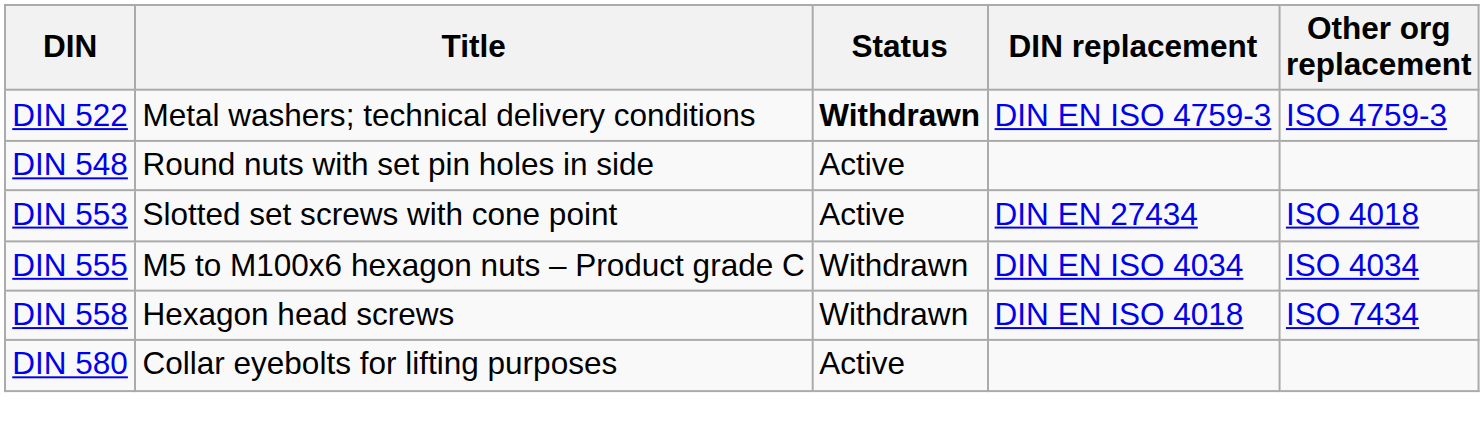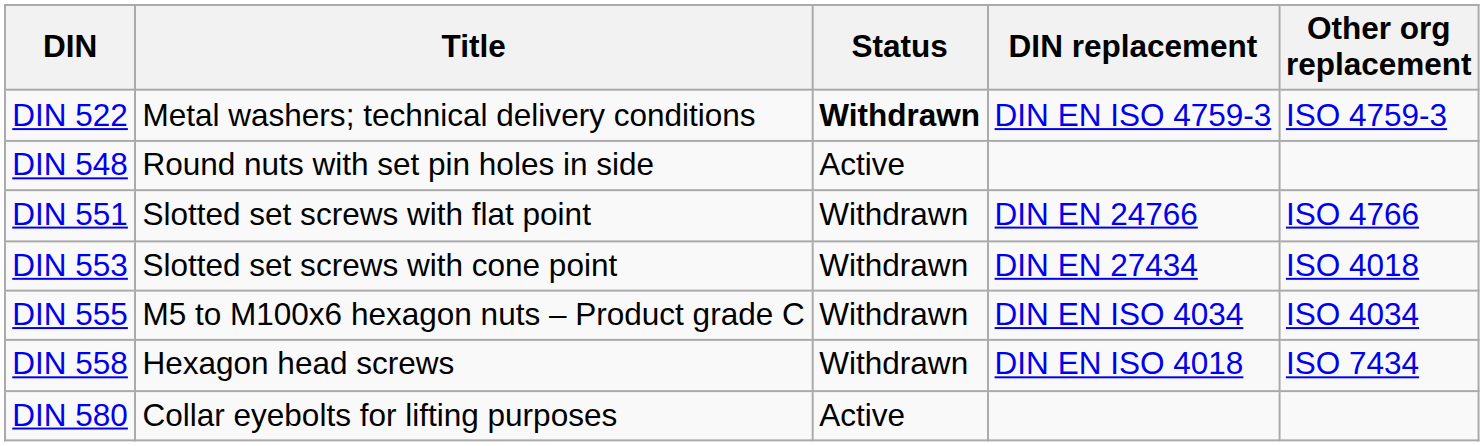+ row: (70, 214)
(862, 214) Active -> (894, 264) Withdrawn
